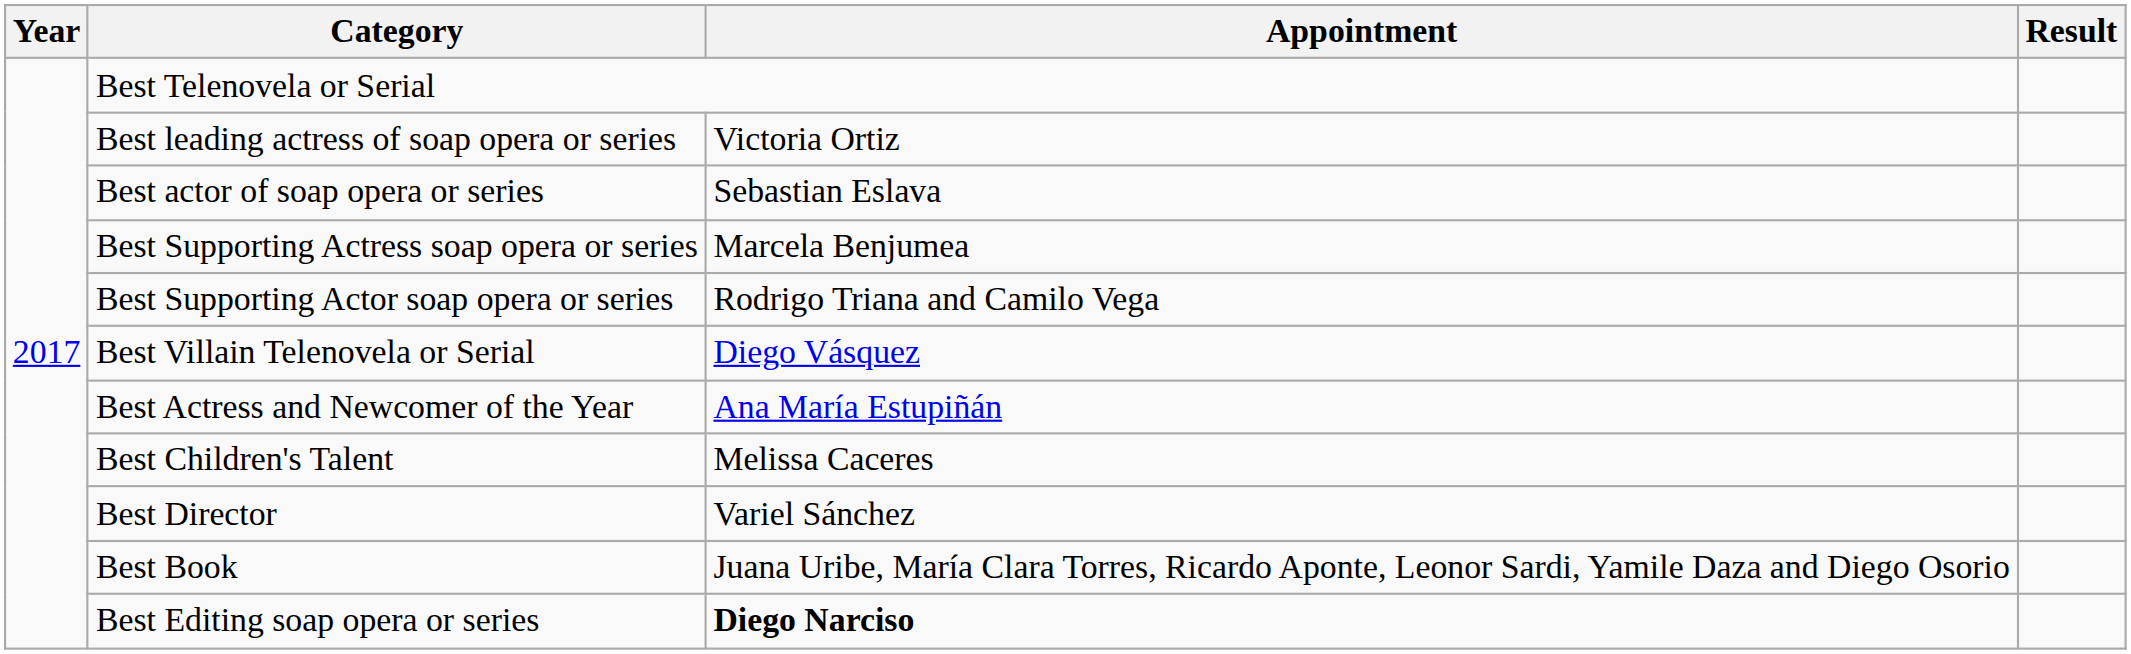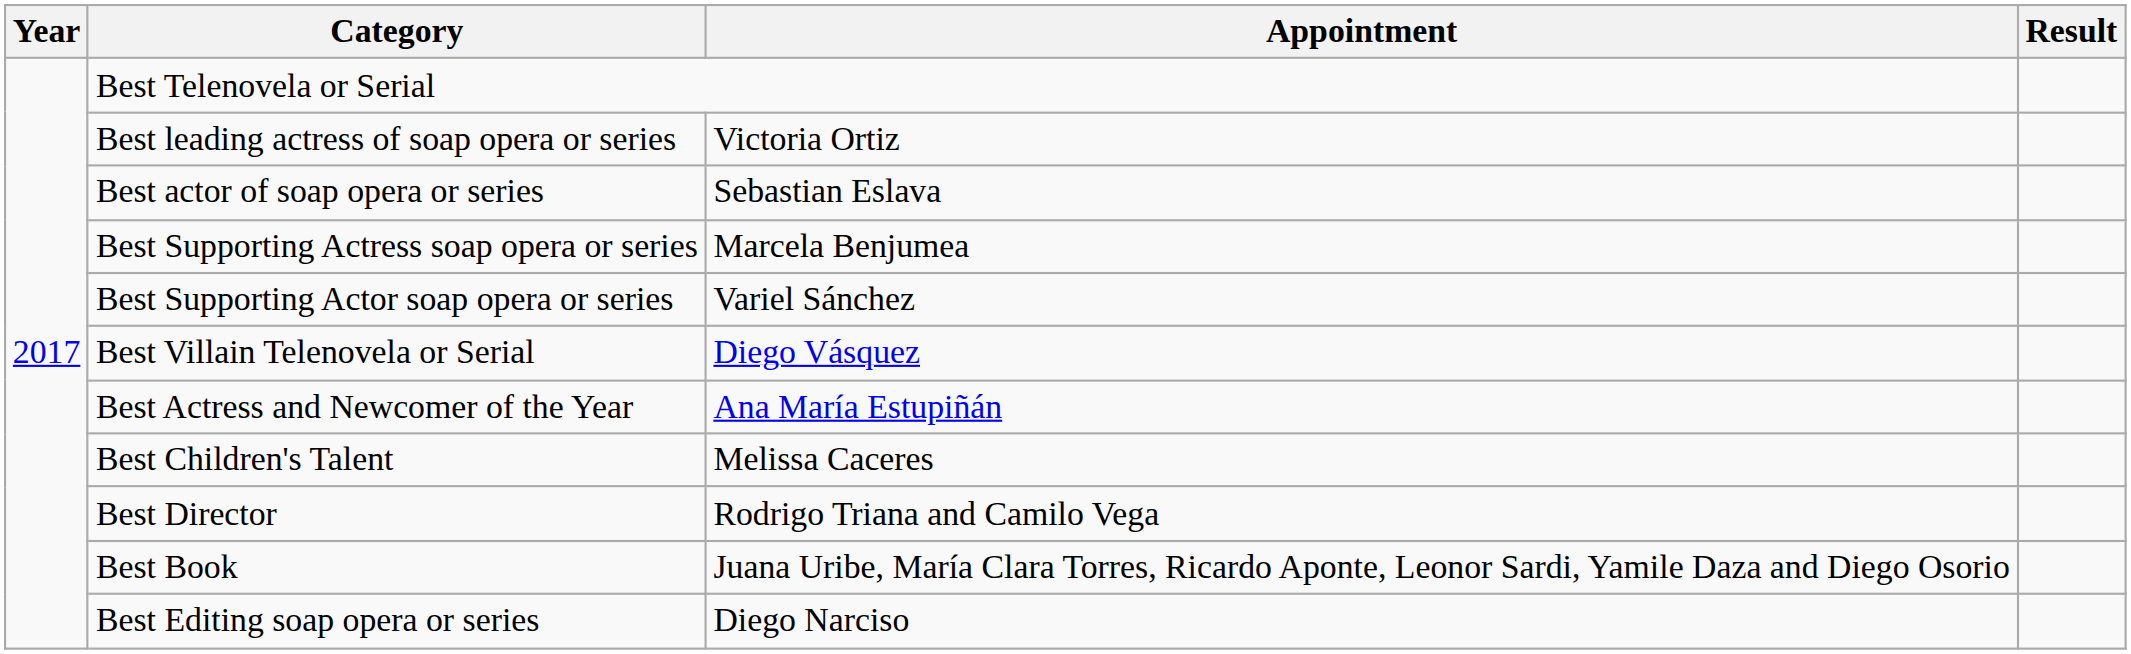(936, 298) Rodrigo Triana and Camilo Vega -> (814, 298) Variel Sánchez
(814, 513) Variel Sánchez -> (936, 513) Rodrigo Triana and Camilo Vega
(814, 620) bold -> (811, 620) normal
